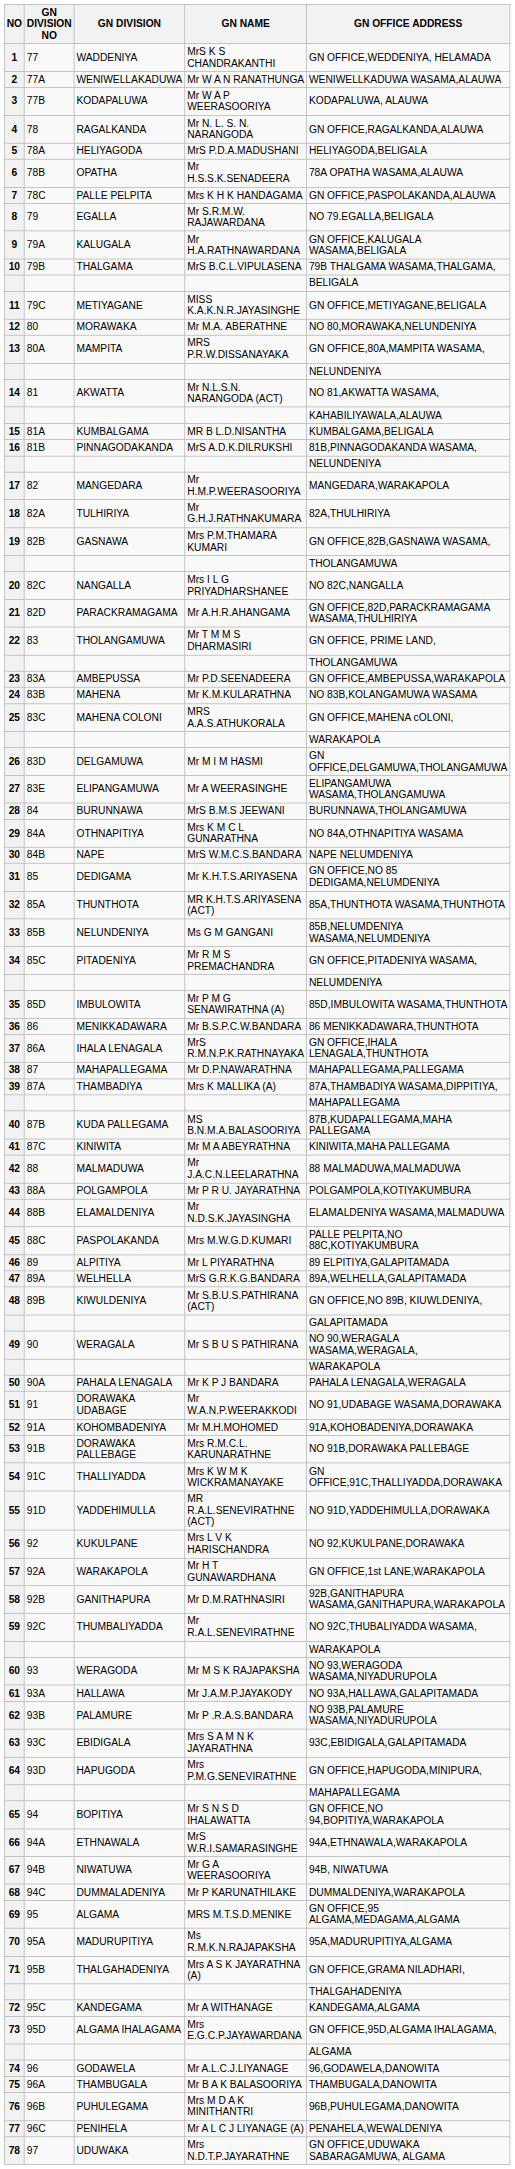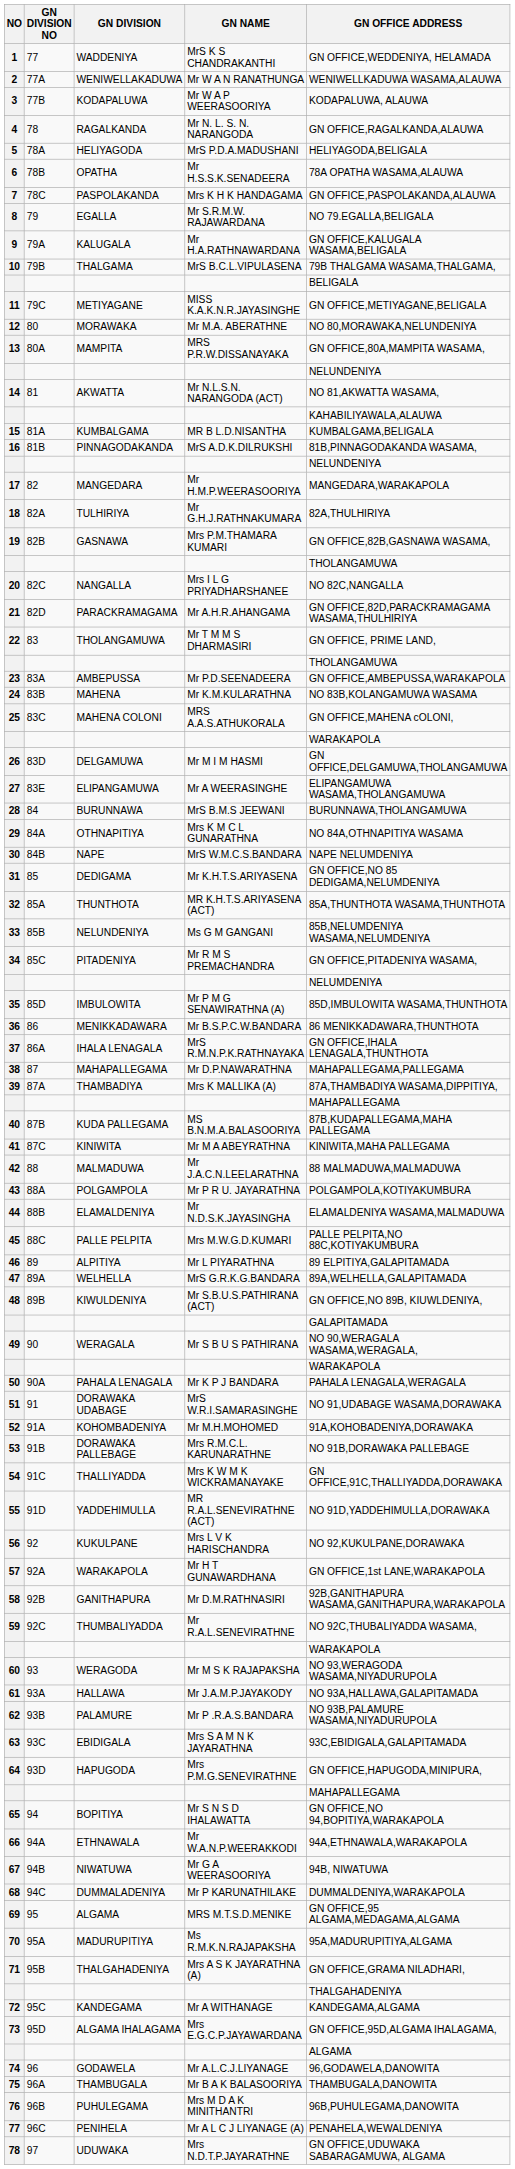(114, 195) PALLE PELPITA -> (118, 195) PASPOLAKANDA
(118, 1240) PASPOLAKANDA -> (114, 1240) PALLE PELPITA
(242, 1405) Mr W.A.N.P.WEERAKKODI -> (242, 1405) MrS W.R.I.SAMARASINGHE
(242, 1842) MrS W.R.I.SAMARASINGHE -> (242, 1842) Mr W.A.N.P.WEERAKKODI
